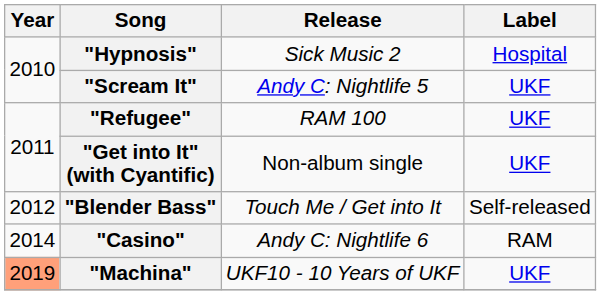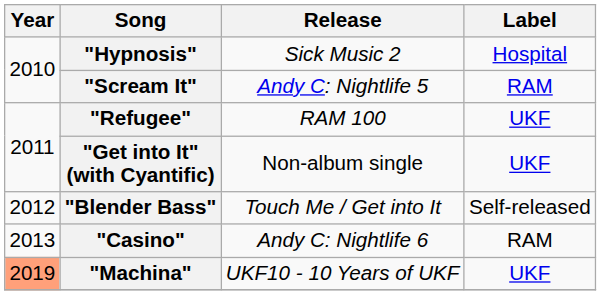(530, 86) UKF -> (530, 86) RAM
(32, 240) 2014 -> (32, 240) 2013
